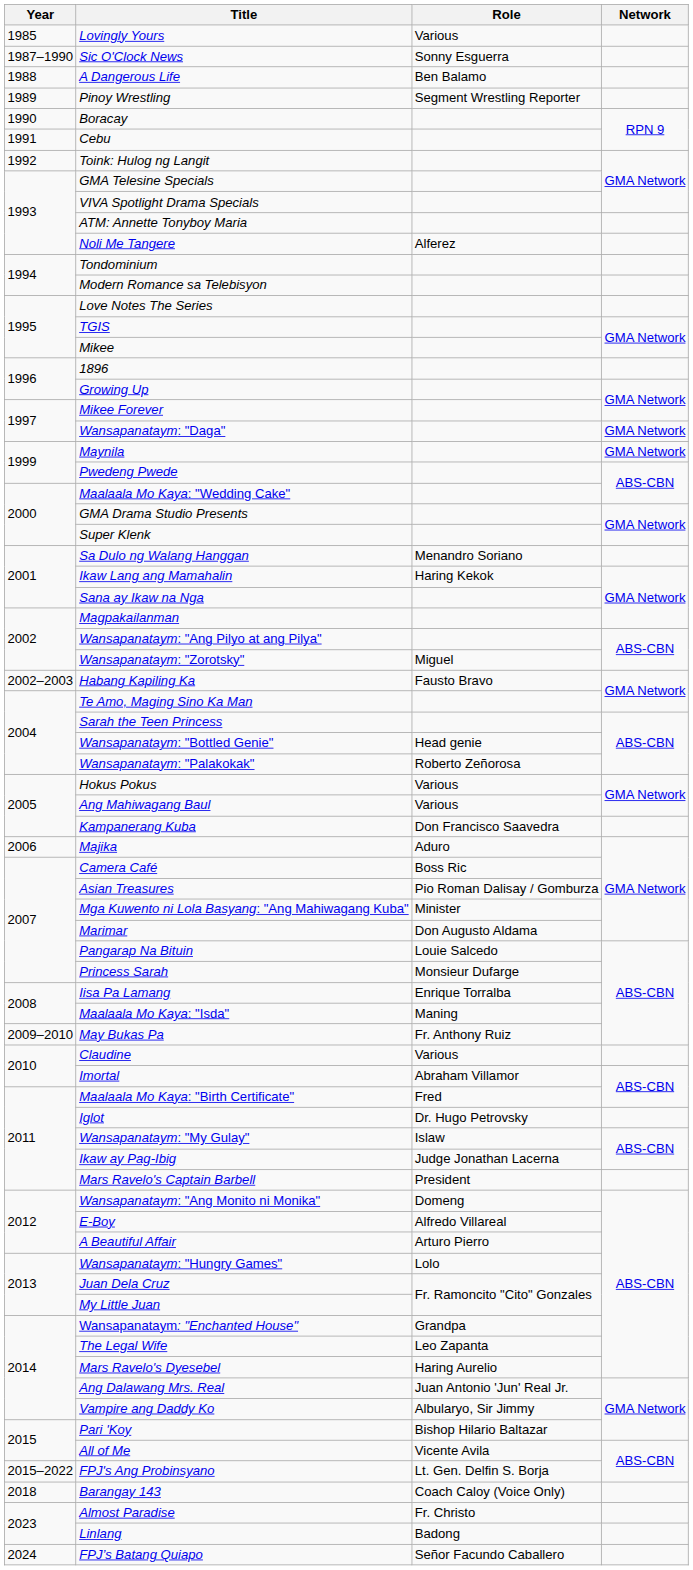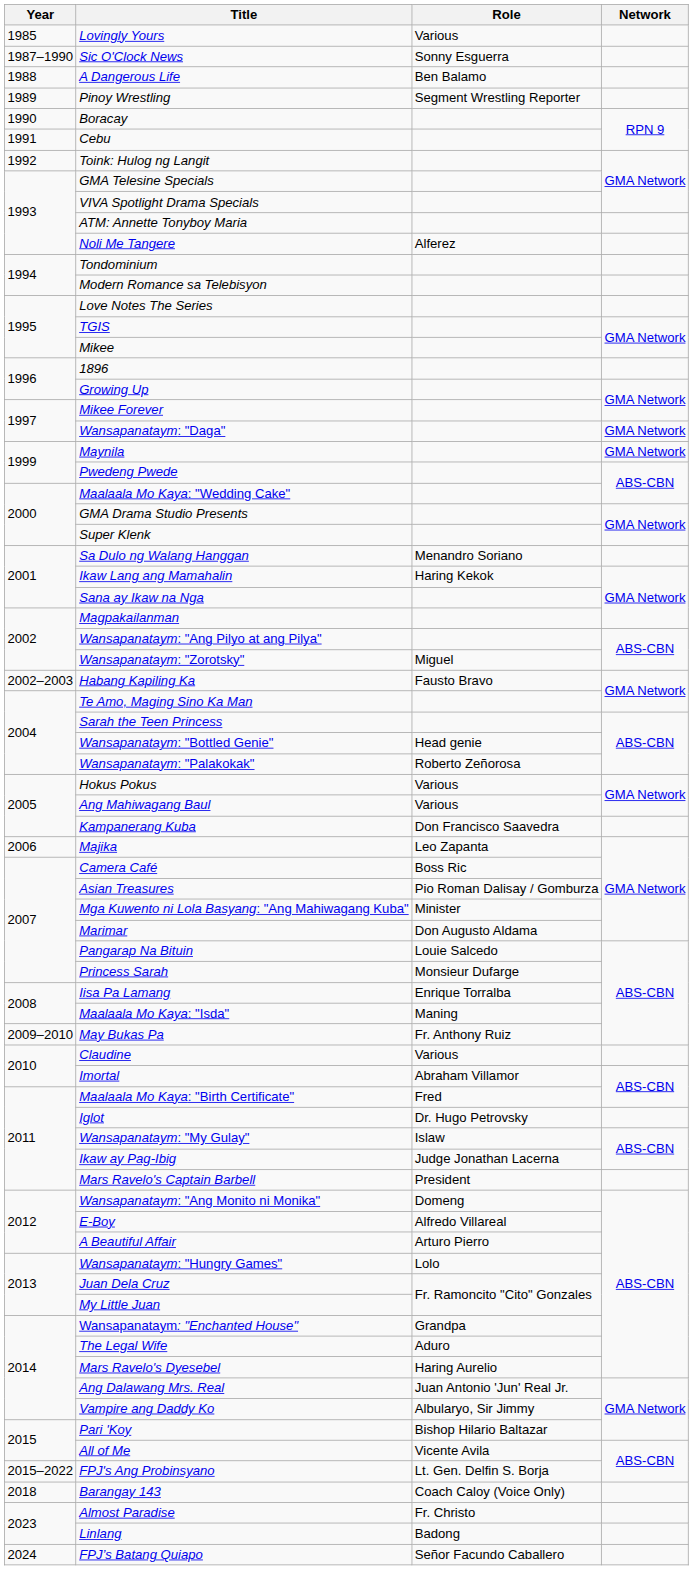(432, 847) Aduro -> (452, 847) Leo Zapanta
(452, 1346) Leo Zapanta -> (432, 1346) Aduro
